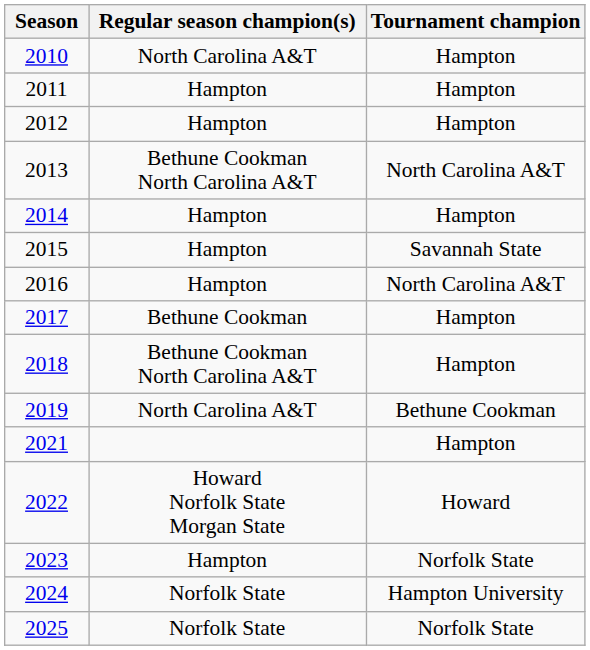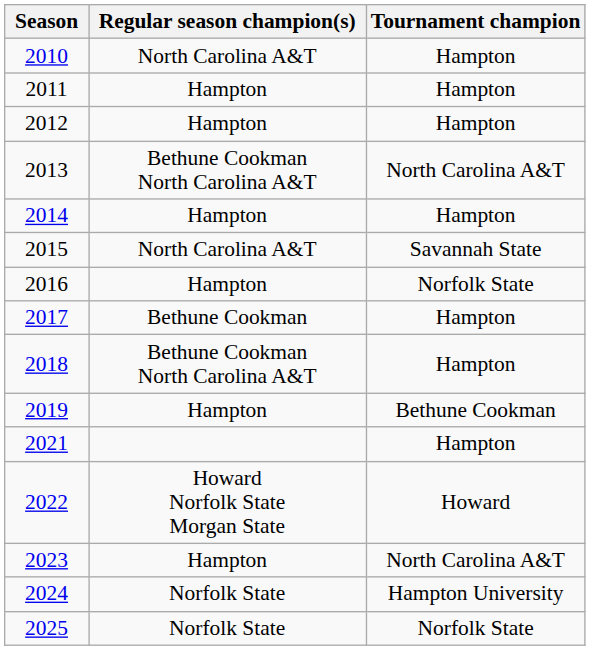(227, 249) Hampton -> (227, 249) North Carolina A&T
(476, 283) North Carolina A&T -> (476, 283) Norfolk State
(227, 409) North Carolina A&T -> (227, 409) Hampton
(476, 560) Norfolk State -> (476, 560) North Carolina A&T
